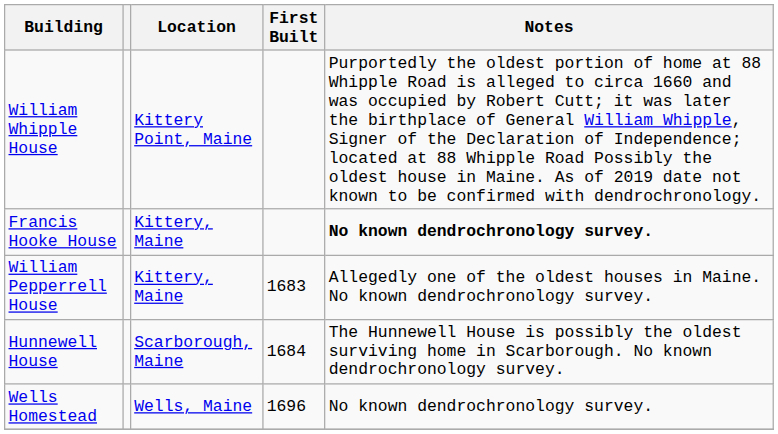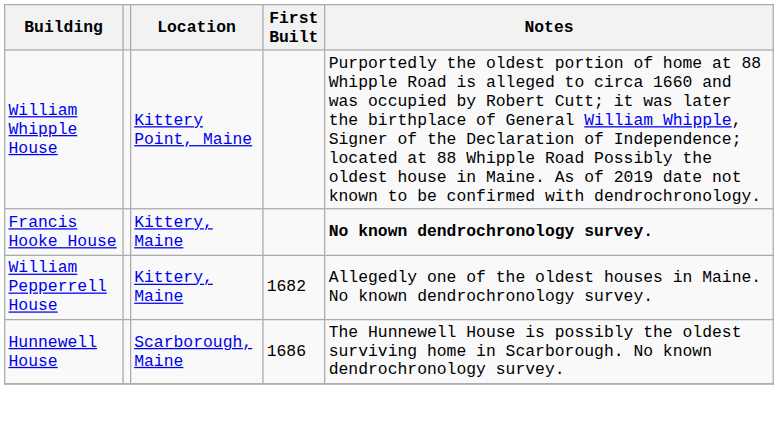(286, 287) 1683 -> (286, 287) 1682
(286, 352) 1684 -> (286, 352) 1686
- row: (53, 407)
